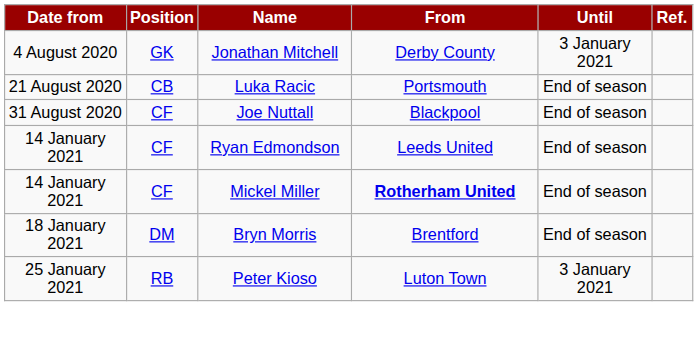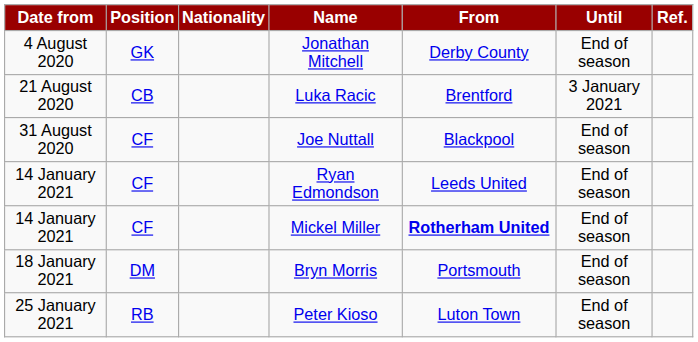+ column: (224, 18)
(595, 53) 3 January 2021 -> (604, 53) End of season
(445, 87) Portsmouth -> (479, 96) Brentford
(595, 87) End of season -> (604, 96) 3 January 2021
(445, 235) Brentford -> (479, 271) Portsmouth
(595, 279) 3 January 2021 -> (604, 315) End of season
